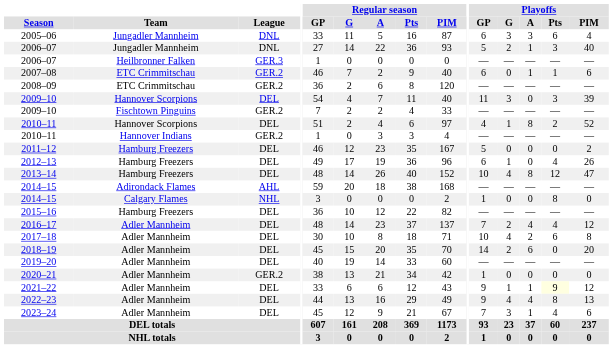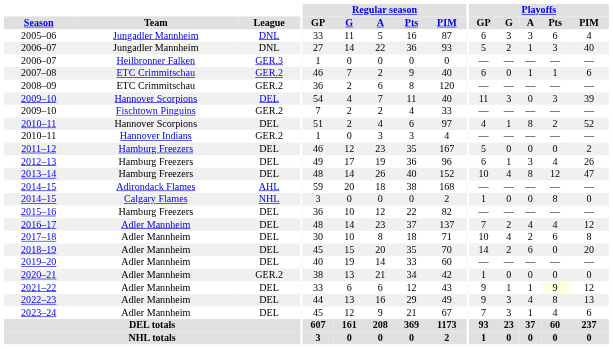(530, 161) 0 -> (530, 161) 3
(509, 300) 4 -> (509, 300) 3
